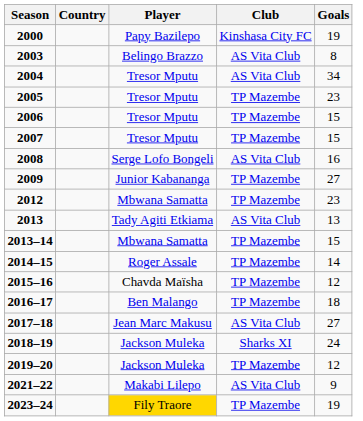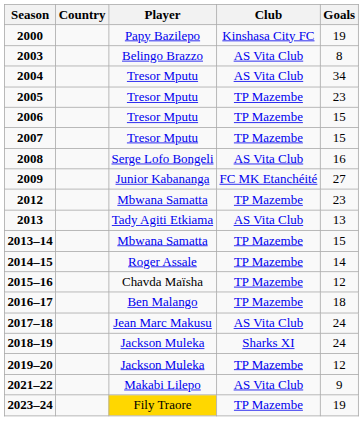(266, 179) TP Mazembe -> (268, 179) FC MK Etanchéité
(333, 323) 27 -> (339, 323) 24
